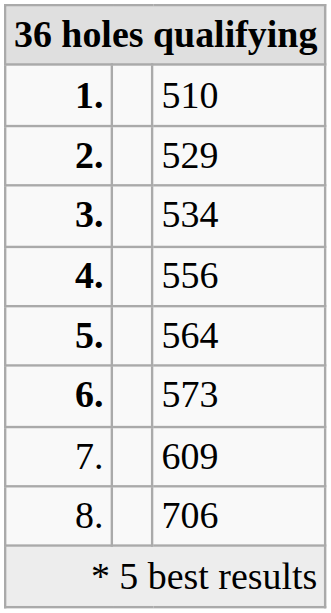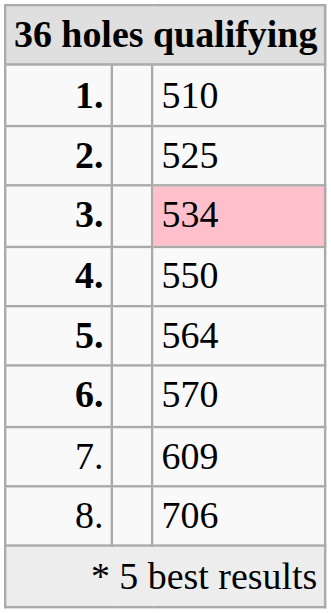(190, 154) 529 -> (190, 154) 525
(190, 214) no background -> (190, 214) pink background
(190, 275) 556 -> (190, 275) 550
(190, 395) 573 -> (190, 395) 570
